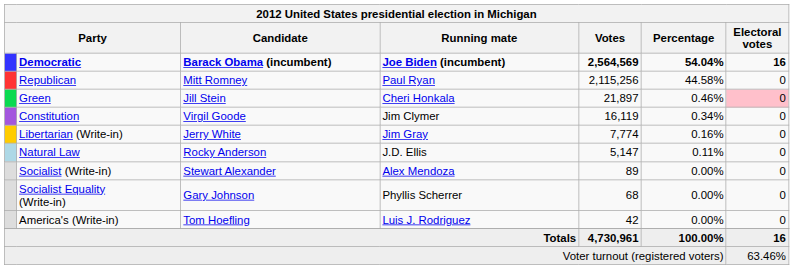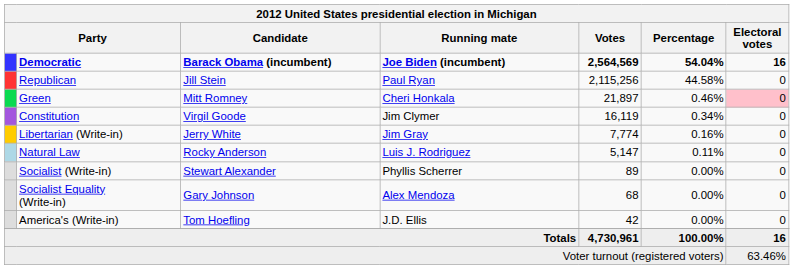(215, 80) Mitt Romney -> (205, 80) Jill Stein
(205, 99) Jill Stein -> (215, 99) Mitt Romney
(405, 153) J.D. Ellis -> (426, 153) Luis J. Rodriguez
(419, 171) Alex Mendoza -> (422, 171) Phyllis Scherrer
(422, 195) Phyllis Scherrer -> (419, 195) Alex Mendoza
(426, 220) Luis J. Rodriguez -> (405, 220) J.D. Ellis
